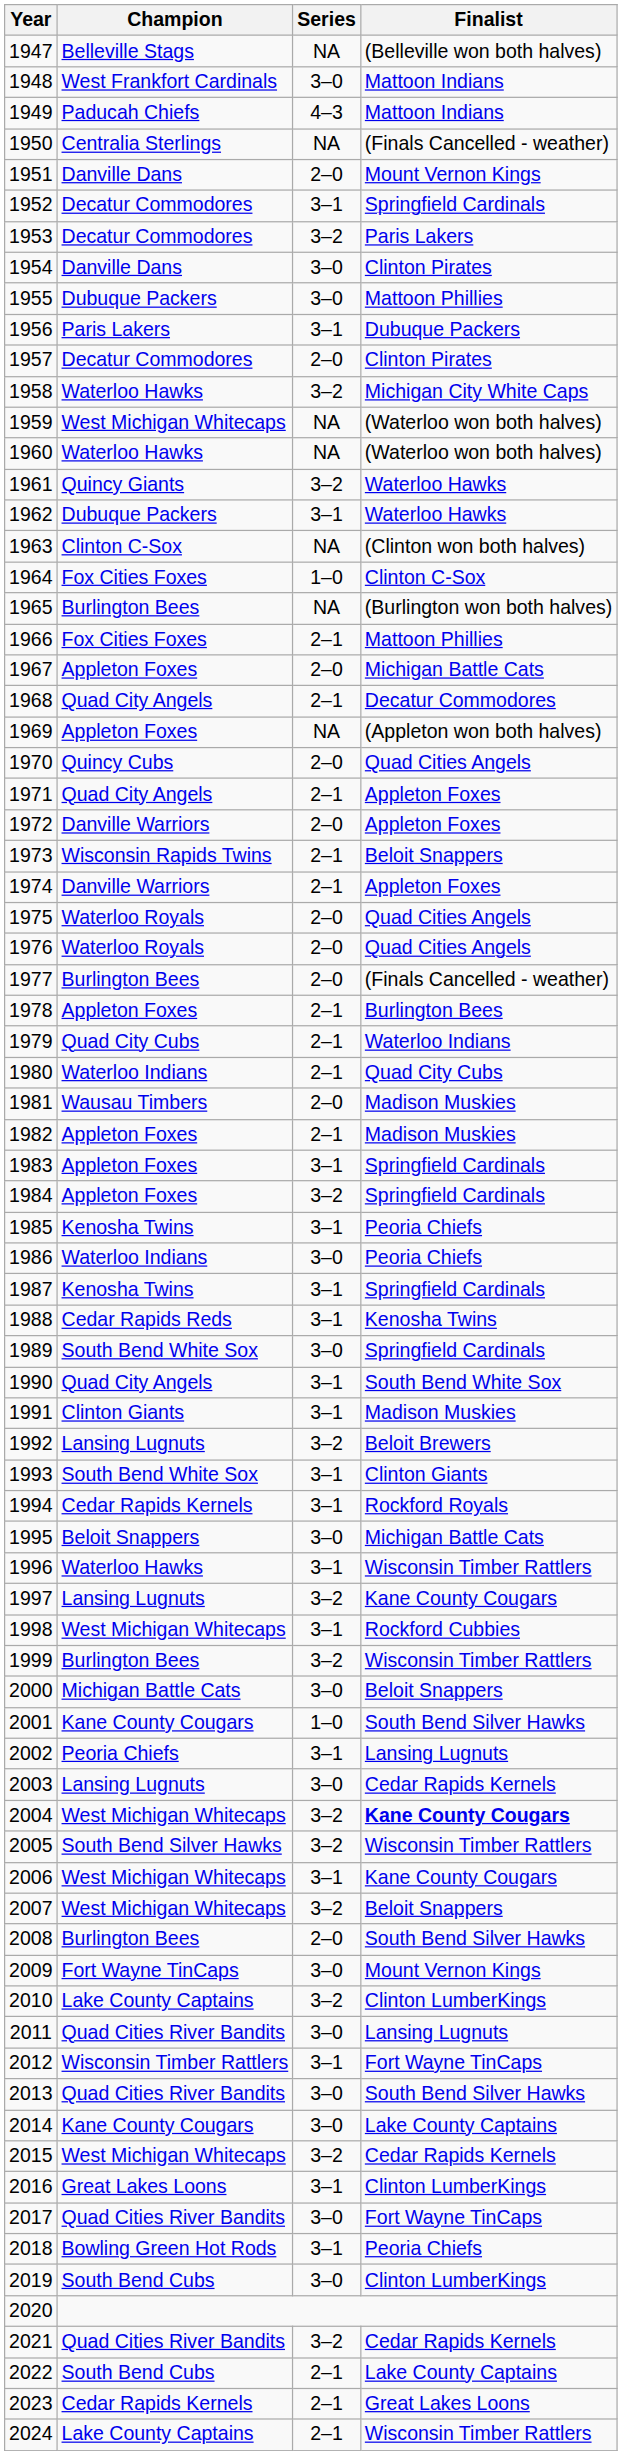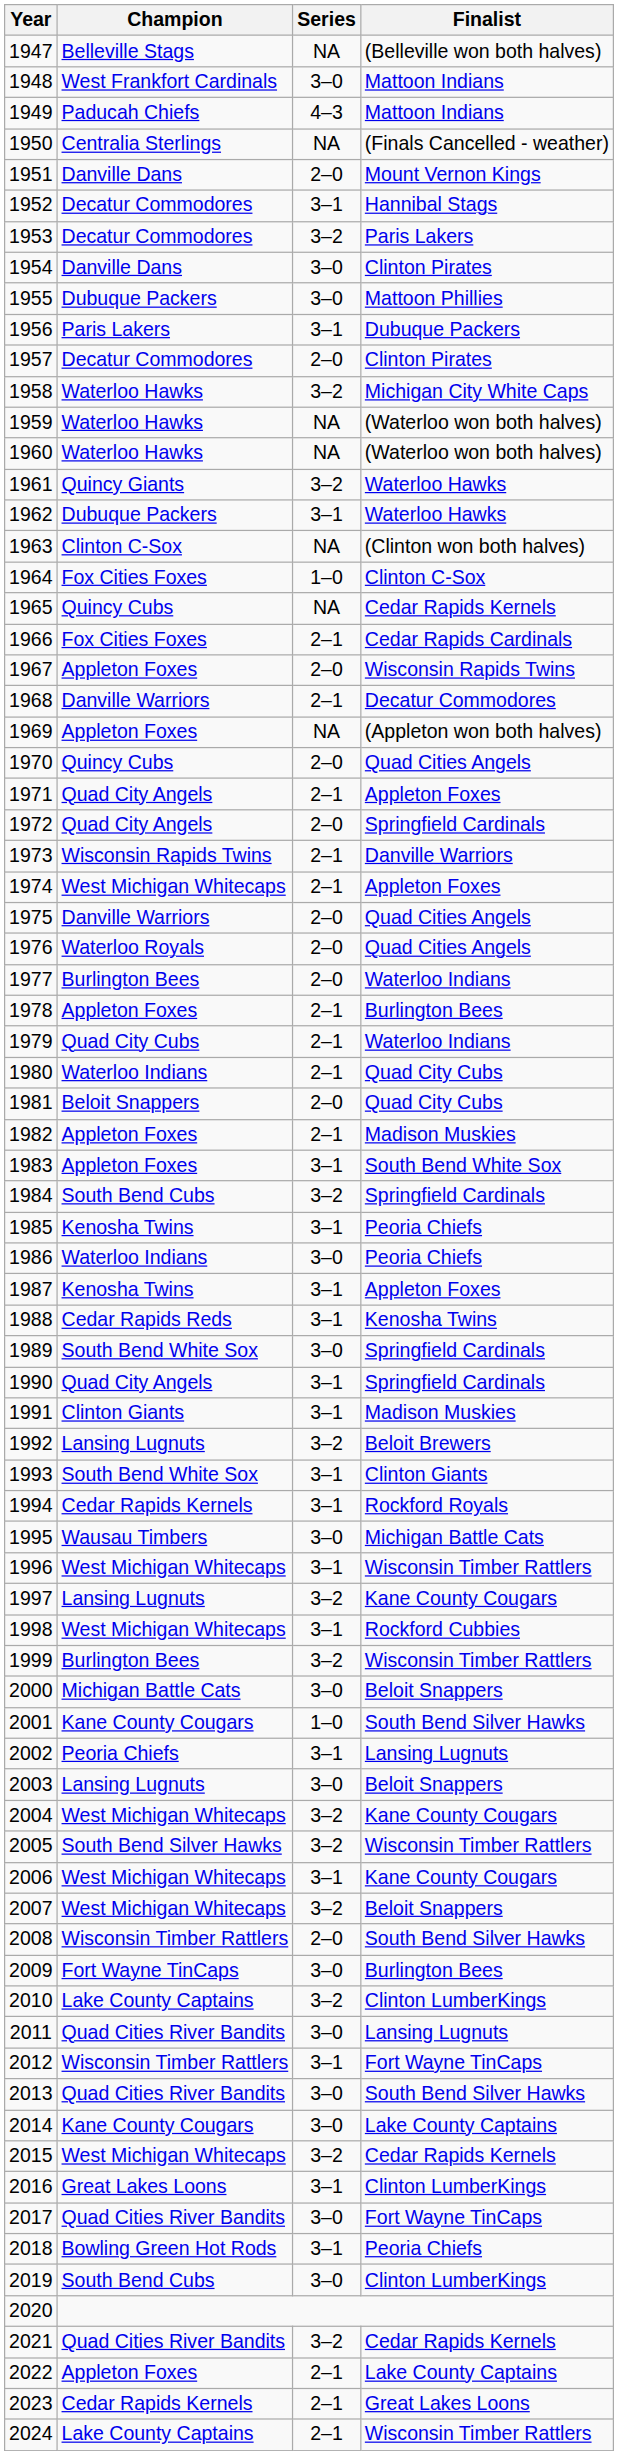(455, 205) Springfield Cardinals -> (431, 205) Hannibal Stags
(174, 422) West Michigan Whitecaps -> (132, 422) Waterloo Hawks
(130, 608) Burlington Bees -> (117, 608) Quincy Cubs
(489, 608) (Burlington won both halves) -> (460, 608) Cedar Rapids Kernels
(434, 639) Mattoon Phillies -> (468, 639) Cedar Rapids Cardinals
(454, 670) Michigan Battle Cats -> (470, 670) Wisconsin Rapids Twins
(137, 701) Quad City Angels -> (135, 701) Danville Warriors
(135, 824) Danville Warriors -> (137, 824) Quad City Angels
(433, 824) Appleton Foxes -> (455, 824) Springfield Cardinals
(434, 855) Beloit Snappers -> (439, 855) Danville Warriors
(135, 886) Danville Warriors -> (174, 886) West Michigan Whitecaps
(133, 917) Waterloo Royals -> (135, 917) Danville Warriors
(487, 979) (Finals Cancelled - weather) -> (438, 979) Waterloo Indians
(134, 1103) Wausau Timbers -> (130, 1103) Beloit Snappers
(440, 1103) Madison Muskies -> (434, 1103) Quad City Cubs
(455, 1165) Springfield Cardinals -> (463, 1165) South Bend White Sox
(129, 1196) Appleton Foxes -> (138, 1196) South Bend Cubs
(455, 1289) Springfield Cardinals -> (433, 1289) Appleton Foxes
(463, 1382) South Bend White Sox -> (455, 1382) Springfield Cardinals
(130, 1536) Beloit Snappers -> (134, 1536) Wausau Timbers
(132, 1567) Waterloo Hawks -> (174, 1567) West Michigan Whitecaps
(460, 1784) Cedar Rapids Kernels -> (434, 1784) Beloit Snappers
(467, 1815) bold -> (461, 1815) normal
(130, 1939) Burlington Bees -> (175, 1939) Wisconsin Timber Rattlers
(453, 1970) Mount Vernon Kings -> (434, 1970) Burlington Bees
(138, 2372) South Bend Cubs -> (129, 2372) Appleton Foxes
